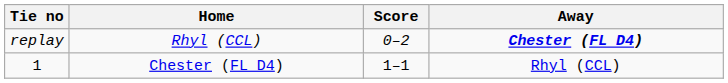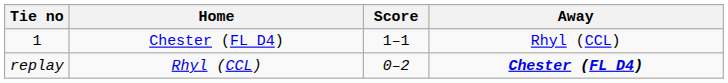rows swapped: (37, 65) <-> (37, 41)
